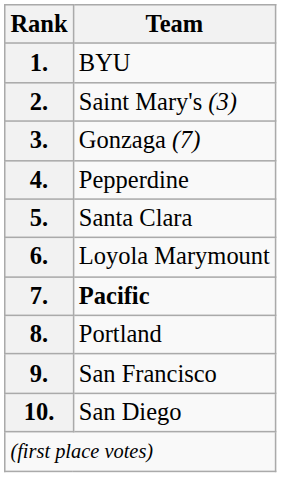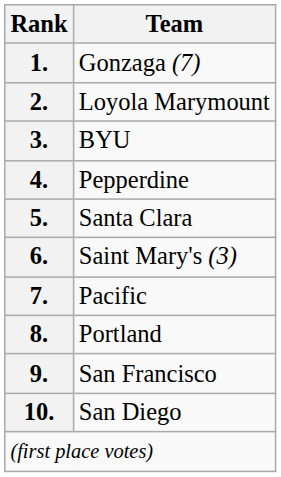(105, 62) BYU -> (140, 62) Gonzaga (7)
(158, 101) Saint Mary's (3) -> (174, 101) Loyola Marymount
(140, 140) Gonzaga (7) -> (105, 140) BYU
(174, 256) Loyola Marymount -> (158, 256) Saint Mary's (3)
(114, 295) bold -> (113, 295) normal
